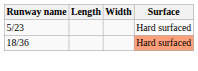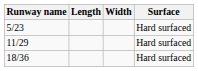+ row: (17, 43)
(164, 43) lightsalmon background -> (164, 58) no background
